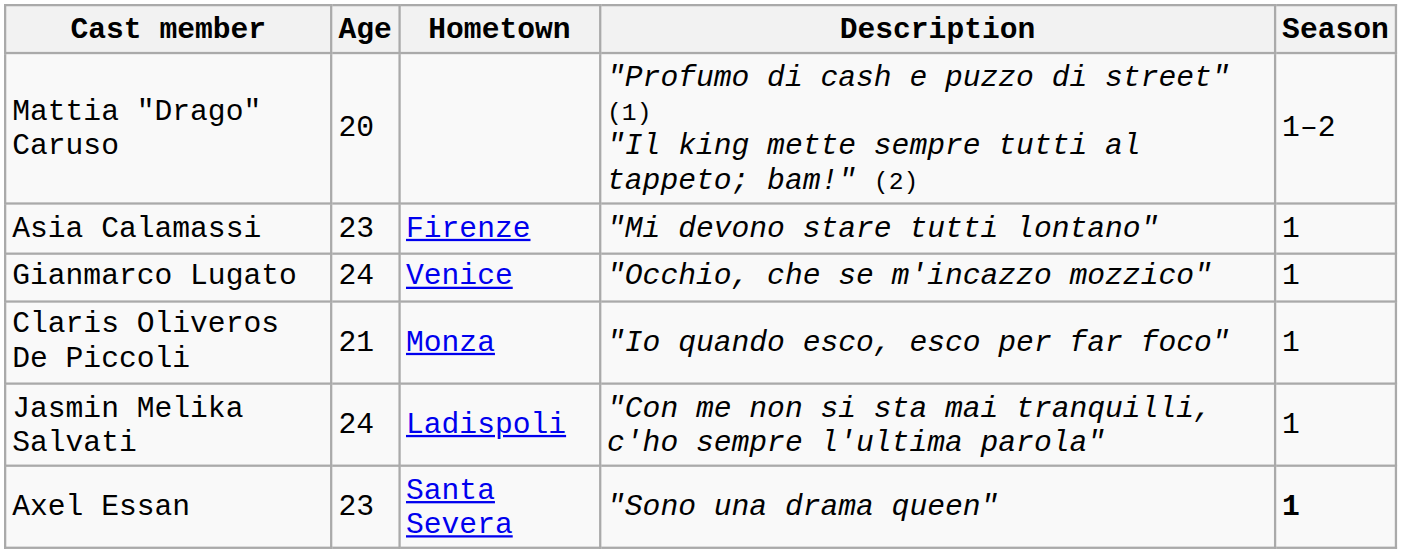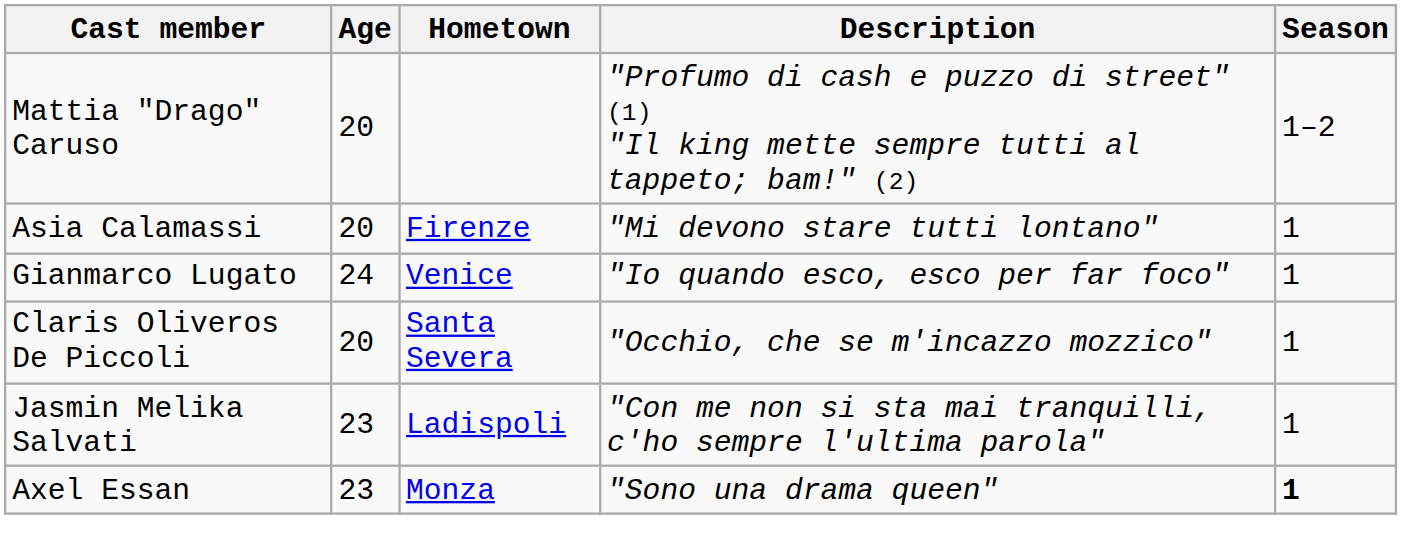(356, 229) 23 -> (356, 229) 20
(909, 277) "Occhio, che se m'incazzo mozzico" -> (918, 277) "Io quando esco, esco per far foco"
(356, 342) 21 -> (356, 342) 20
(450, 342) Monza -> (459, 342) Santa Severa
(918, 342) "Io quando esco, esco per far foco" -> (909, 342) "Occhio, che se m'incazzo mozzico"
(356, 425) 24 -> (356, 425) 23
(459, 507) Santa Severa -> (450, 490) Monza
